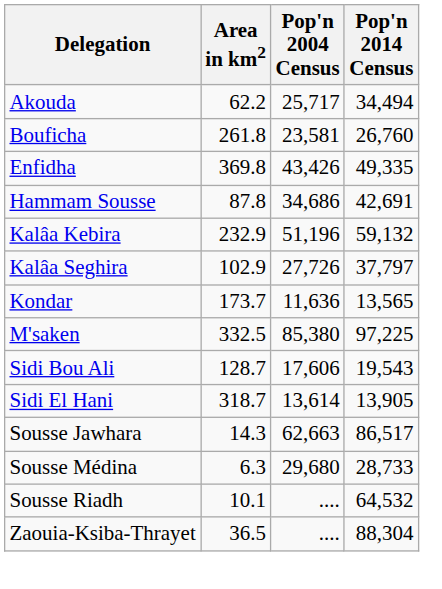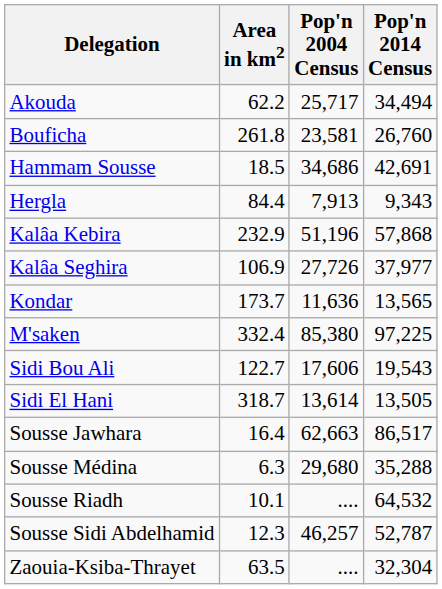- row: (43, 168)
(248, 201) 87.8 -> (266, 168) 18.5
+ row: (38, 201)
(385, 234) 59,132 -> (403, 234) 57,868
(242, 267) 102.9 -> (261, 267) 106.9
(385, 267) 37,797 -> (403, 267) 37,977
(242, 334) 332.5 -> (261, 334) 332.4
(242, 367) 128.7 -> (261, 367) 122.7
(385, 400) 13,905 -> (403, 400) 13,505
(248, 433) 14.3 -> (266, 433) 16.4
(385, 467) 28,733 -> (403, 467) 35,288
+ row: (112, 533)
(248, 533) 36.5 -> (266, 566) 63.5
(385, 533) 88,304 -> (403, 566) 32,304
